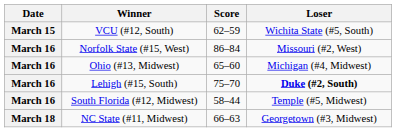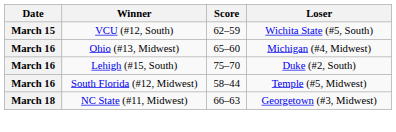- row: (134, 48)
(319, 83) bold -> (319, 66) normal
